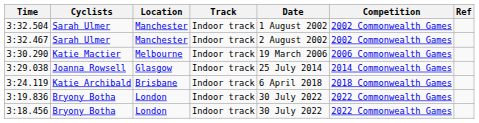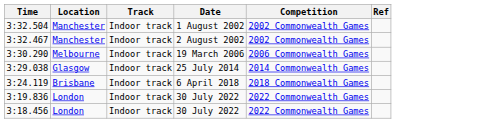- column: (92, 11)
